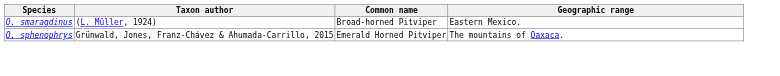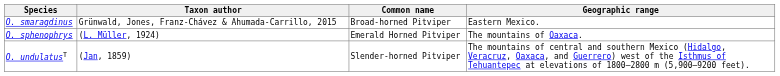(116, 23) (L. Müller, 1924) -> (208, 23) Grünwald, Jones, Franz-Chávez & Ahumada-Carrillo, 2015
(205, 35) Grünwald, Jones, Franz-Chávez & Ahumada-Carrillo, 2015 -> (119, 35) (L. Müller, 1924)
+ row: (36, 56)
